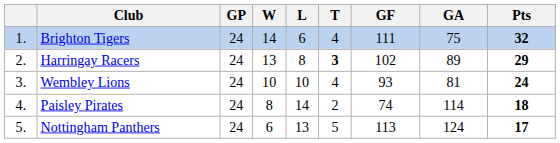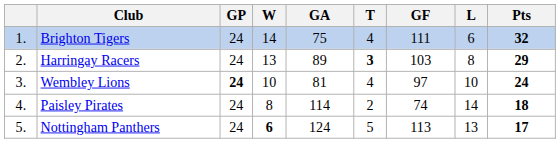columns swapped: (302, 15) <-> (454, 15)
(385, 60) 102 -> (421, 60) 103
(236, 82) normal -> (236, 82) bold
(385, 82) 93 -> (421, 82) 97
(269, 127) normal -> (269, 127) bold
